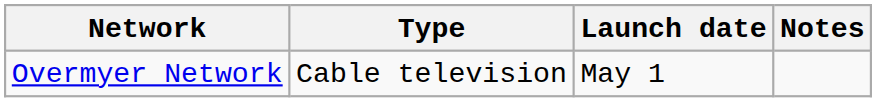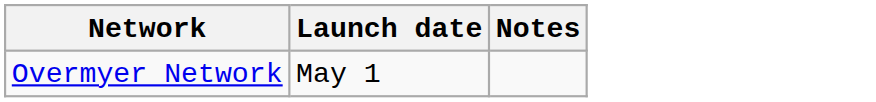- column: (432, 28)
